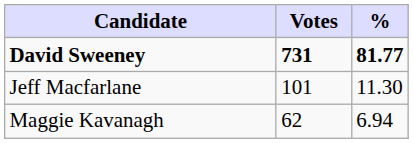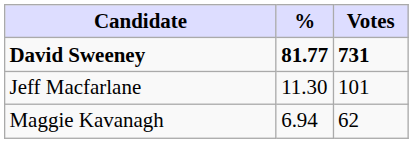columns swapped: (314, 21) <-> (380, 21)
